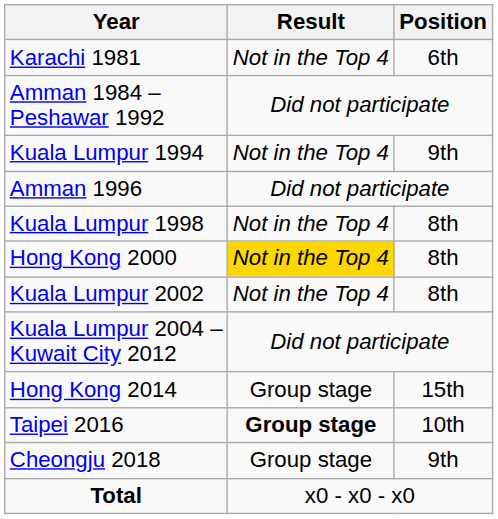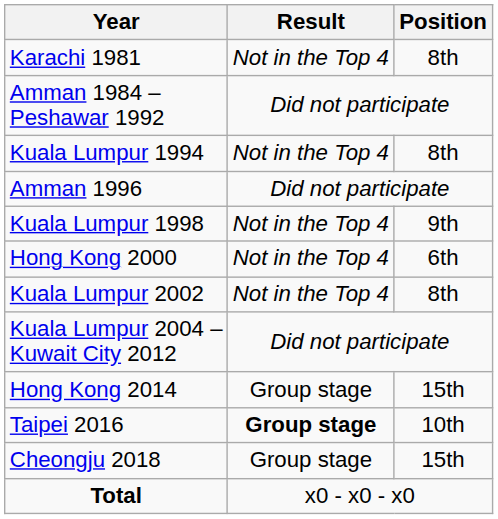(443, 57) 6th -> (443, 57) 8th
(443, 152) 9th -> (443, 152) 8th
(443, 223) 8th -> (443, 223) 9th
(311, 258) gold background -> (311, 258) no background
(443, 258) 8th -> (443, 258) 6th
(443, 460) 9th -> (443, 460) 15th
